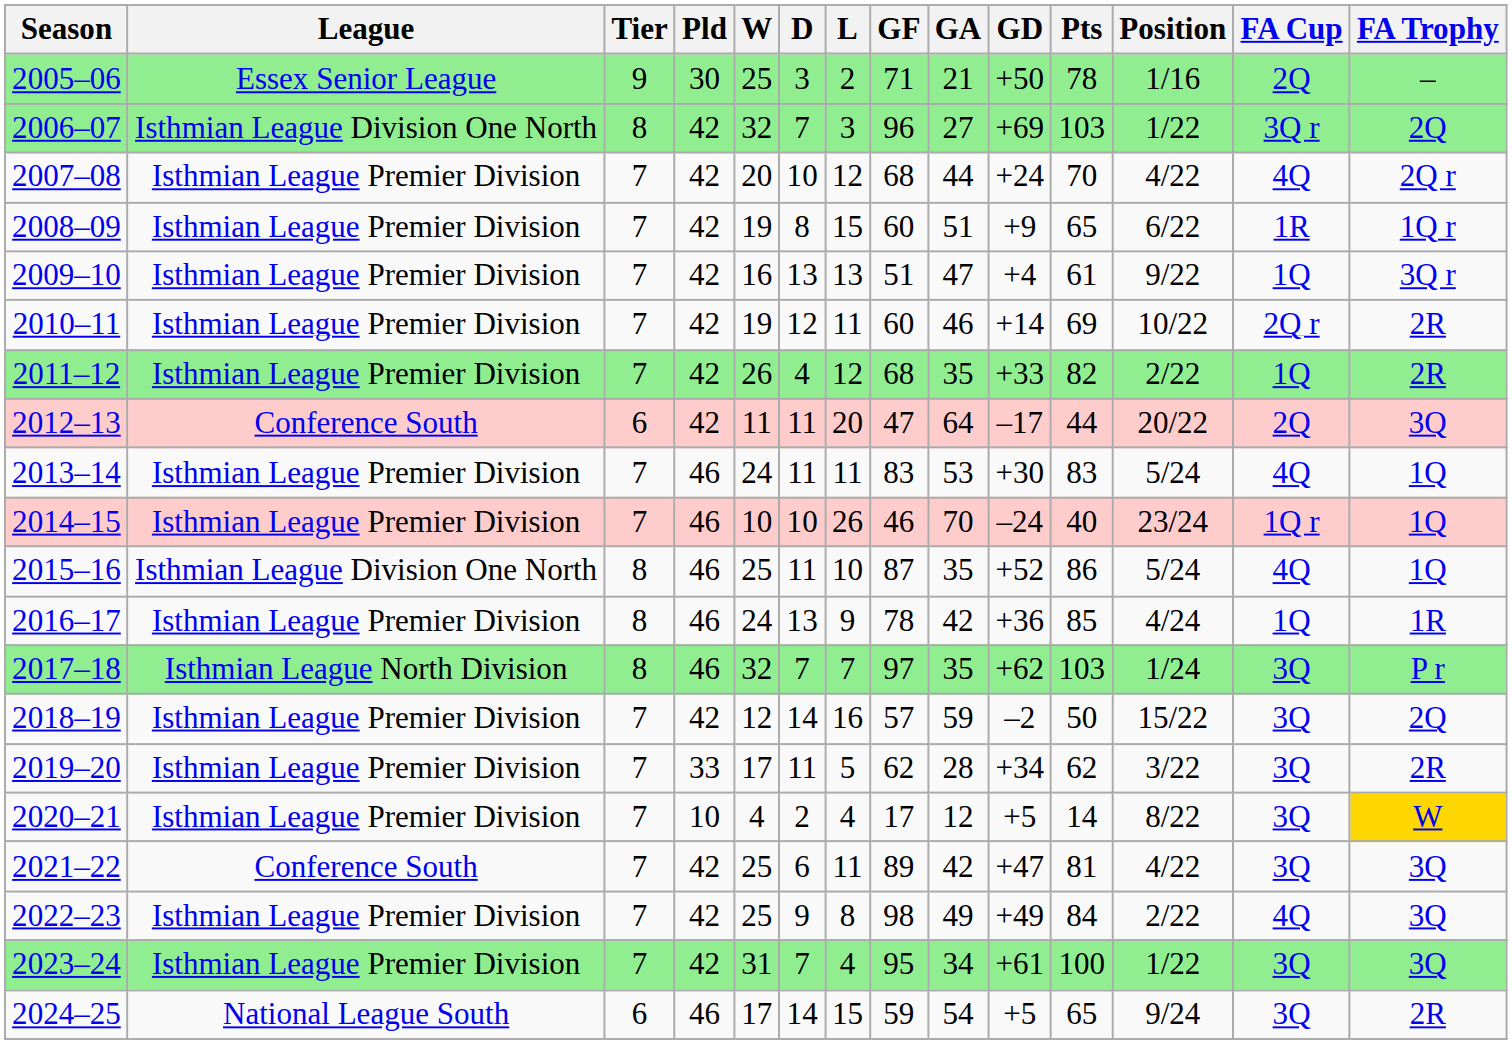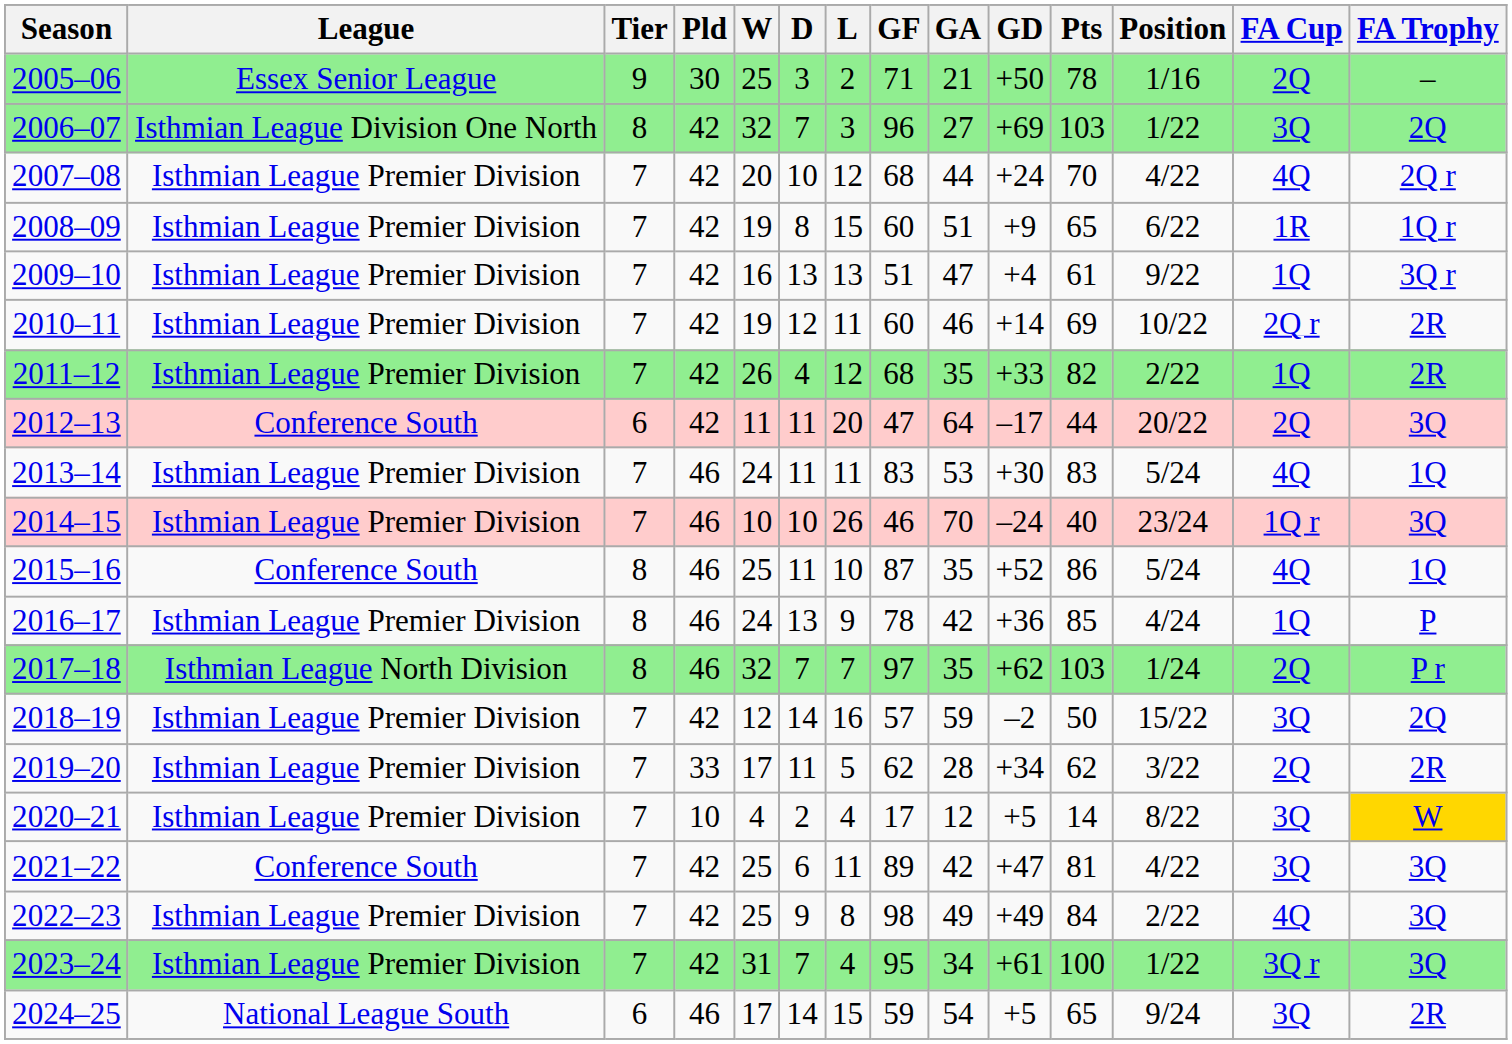(1292, 127) 3Q r -> (1292, 127) 3Q
(1428, 521) 1Q -> (1428, 521) 3Q
(366, 570) Isthmian League Division One North -> (366, 570) Conference South
(1428, 619) 1R -> (1428, 619) P
(1292, 669) 3Q -> (1292, 669) 2Q
(1292, 767) 3Q -> (1292, 767) 2Q
(1292, 964) 3Q -> (1292, 964) 3Q r
